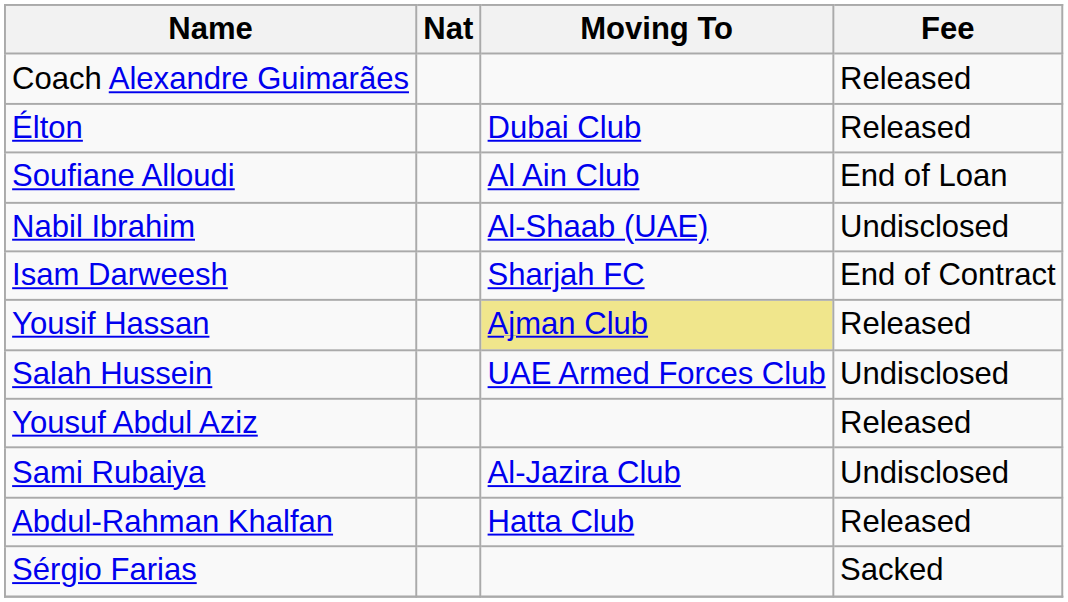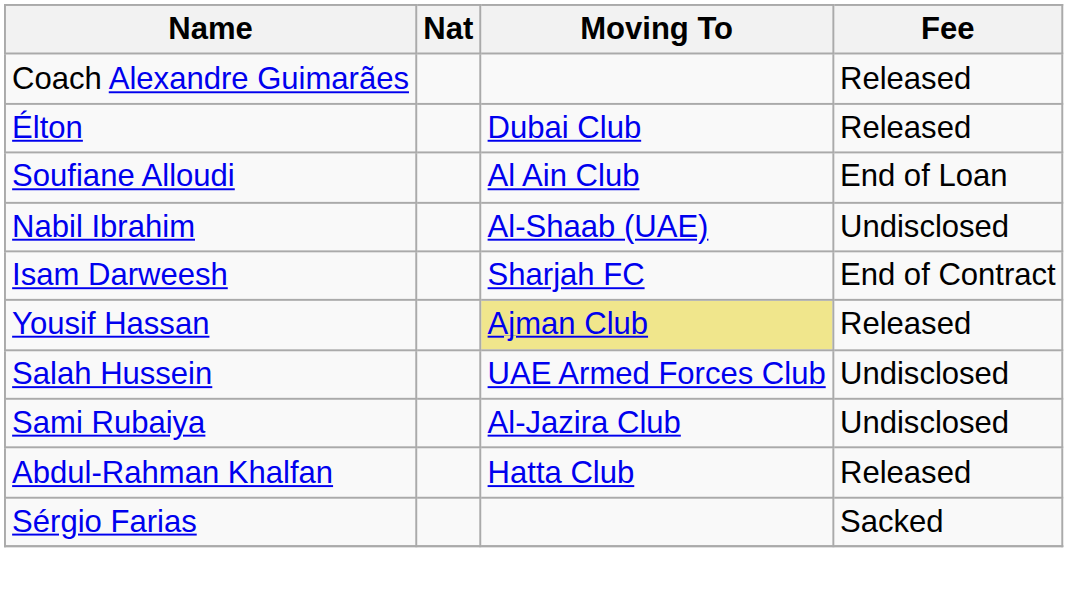- row: (135, 422)
